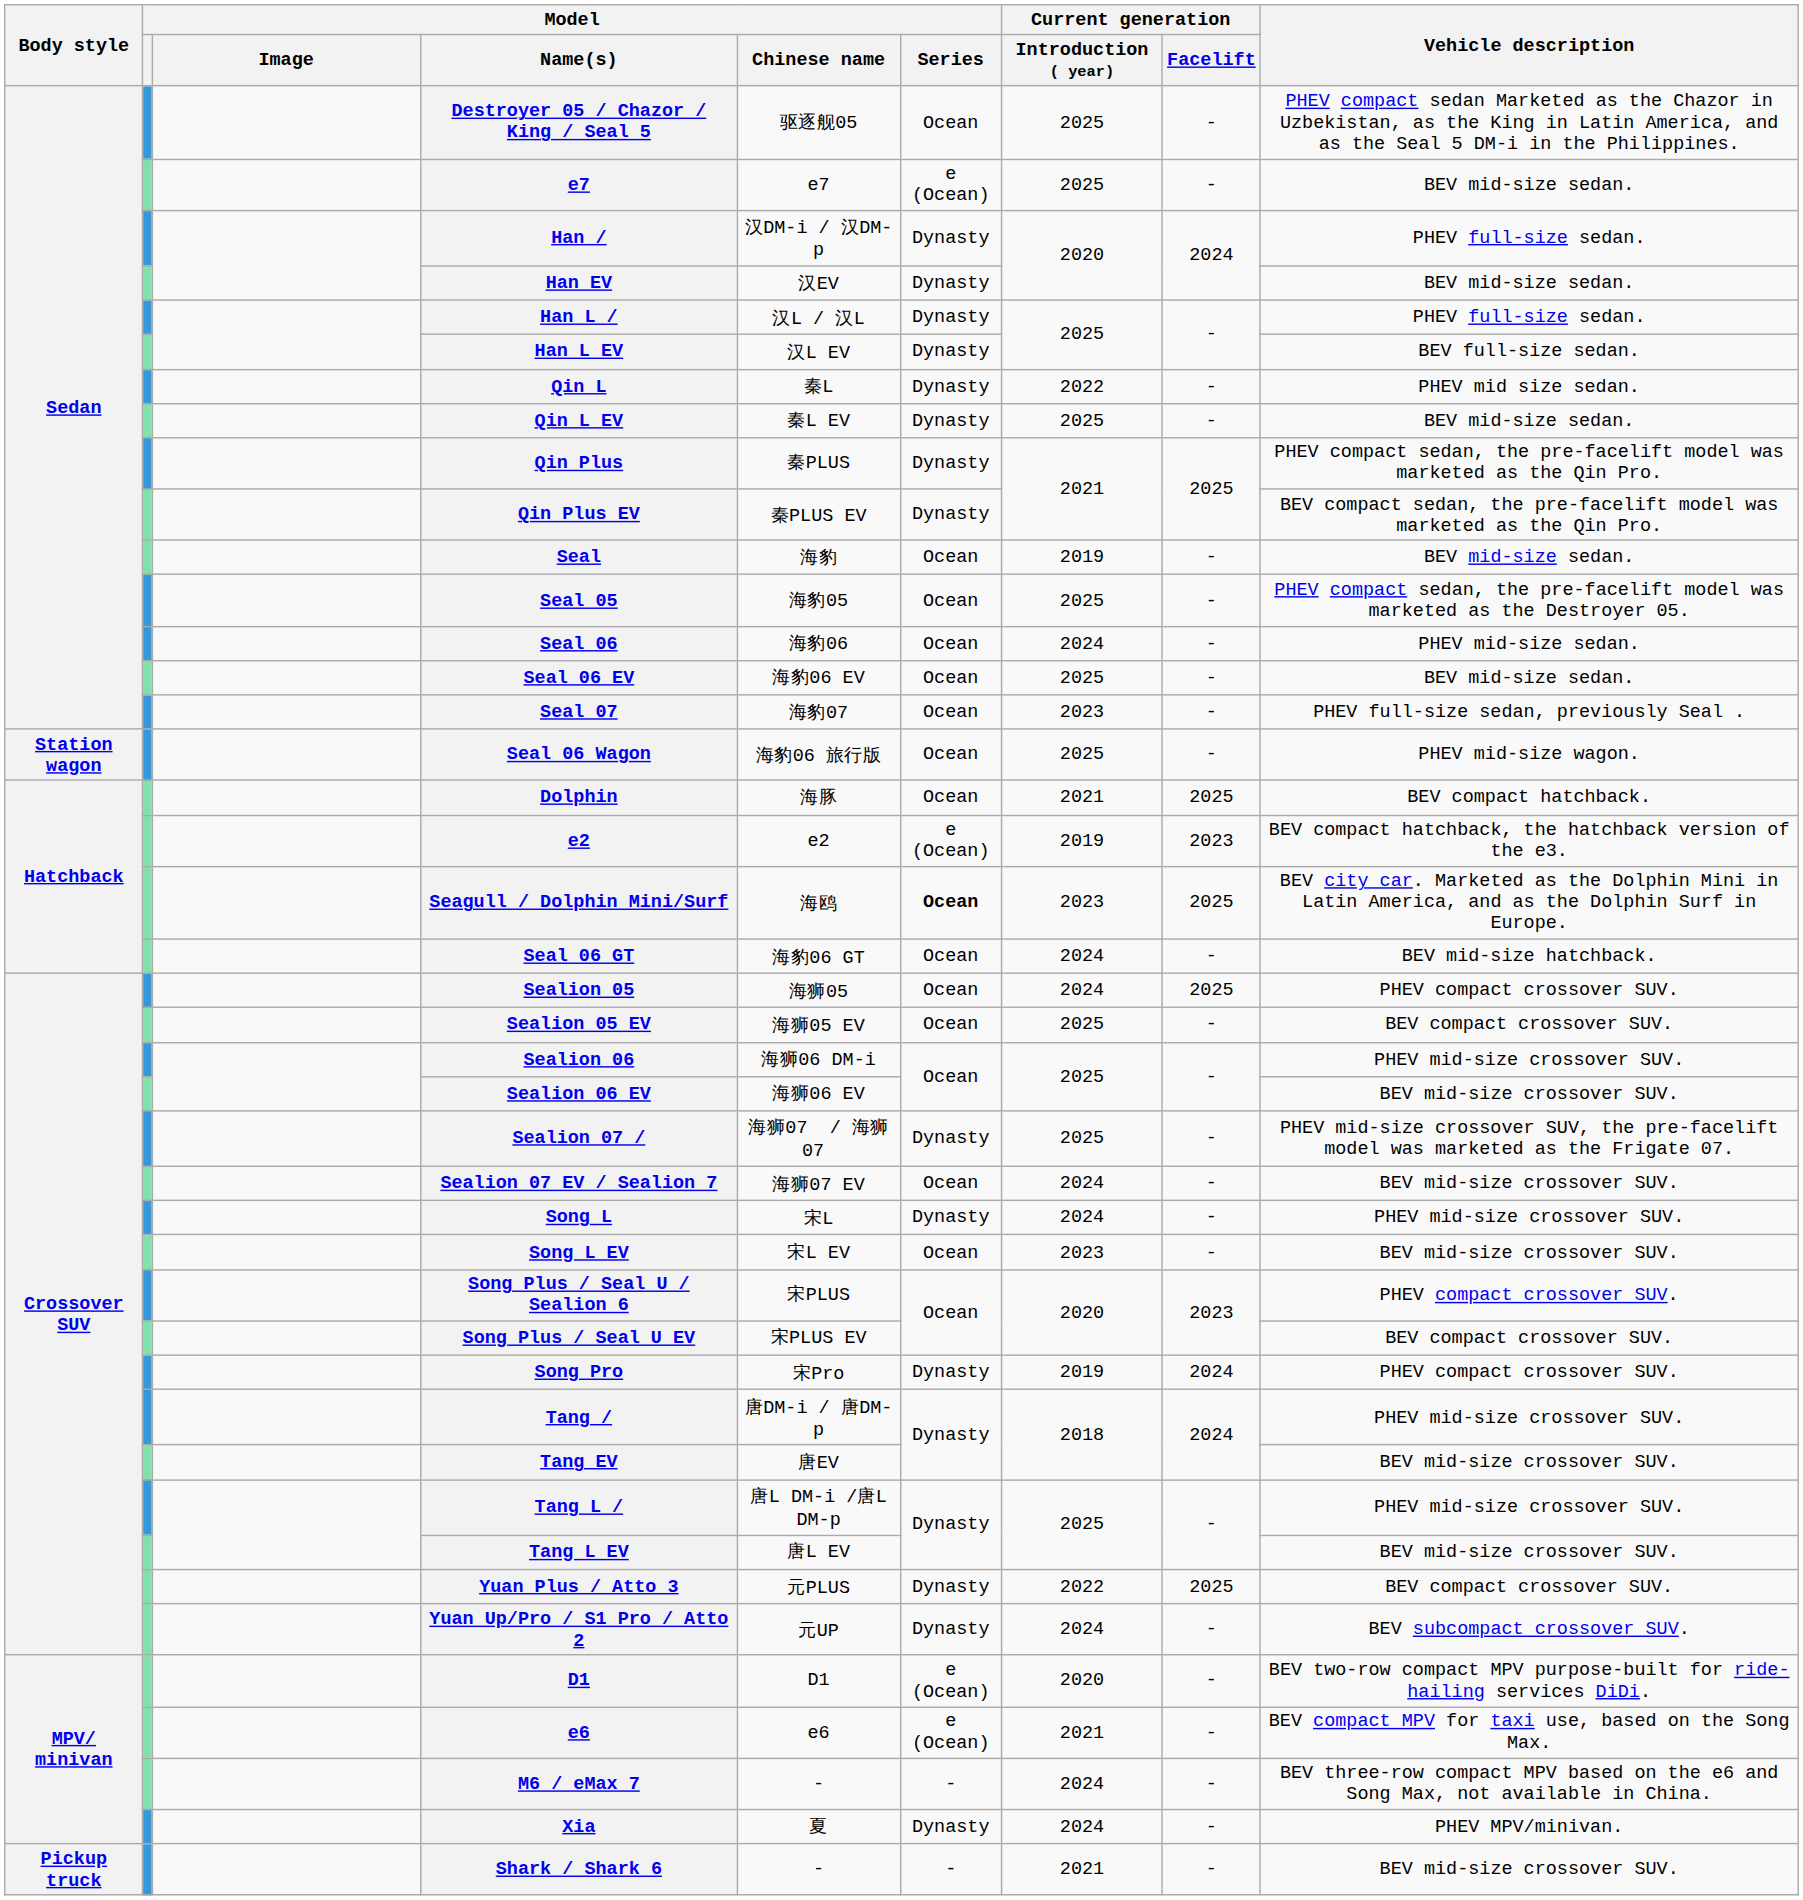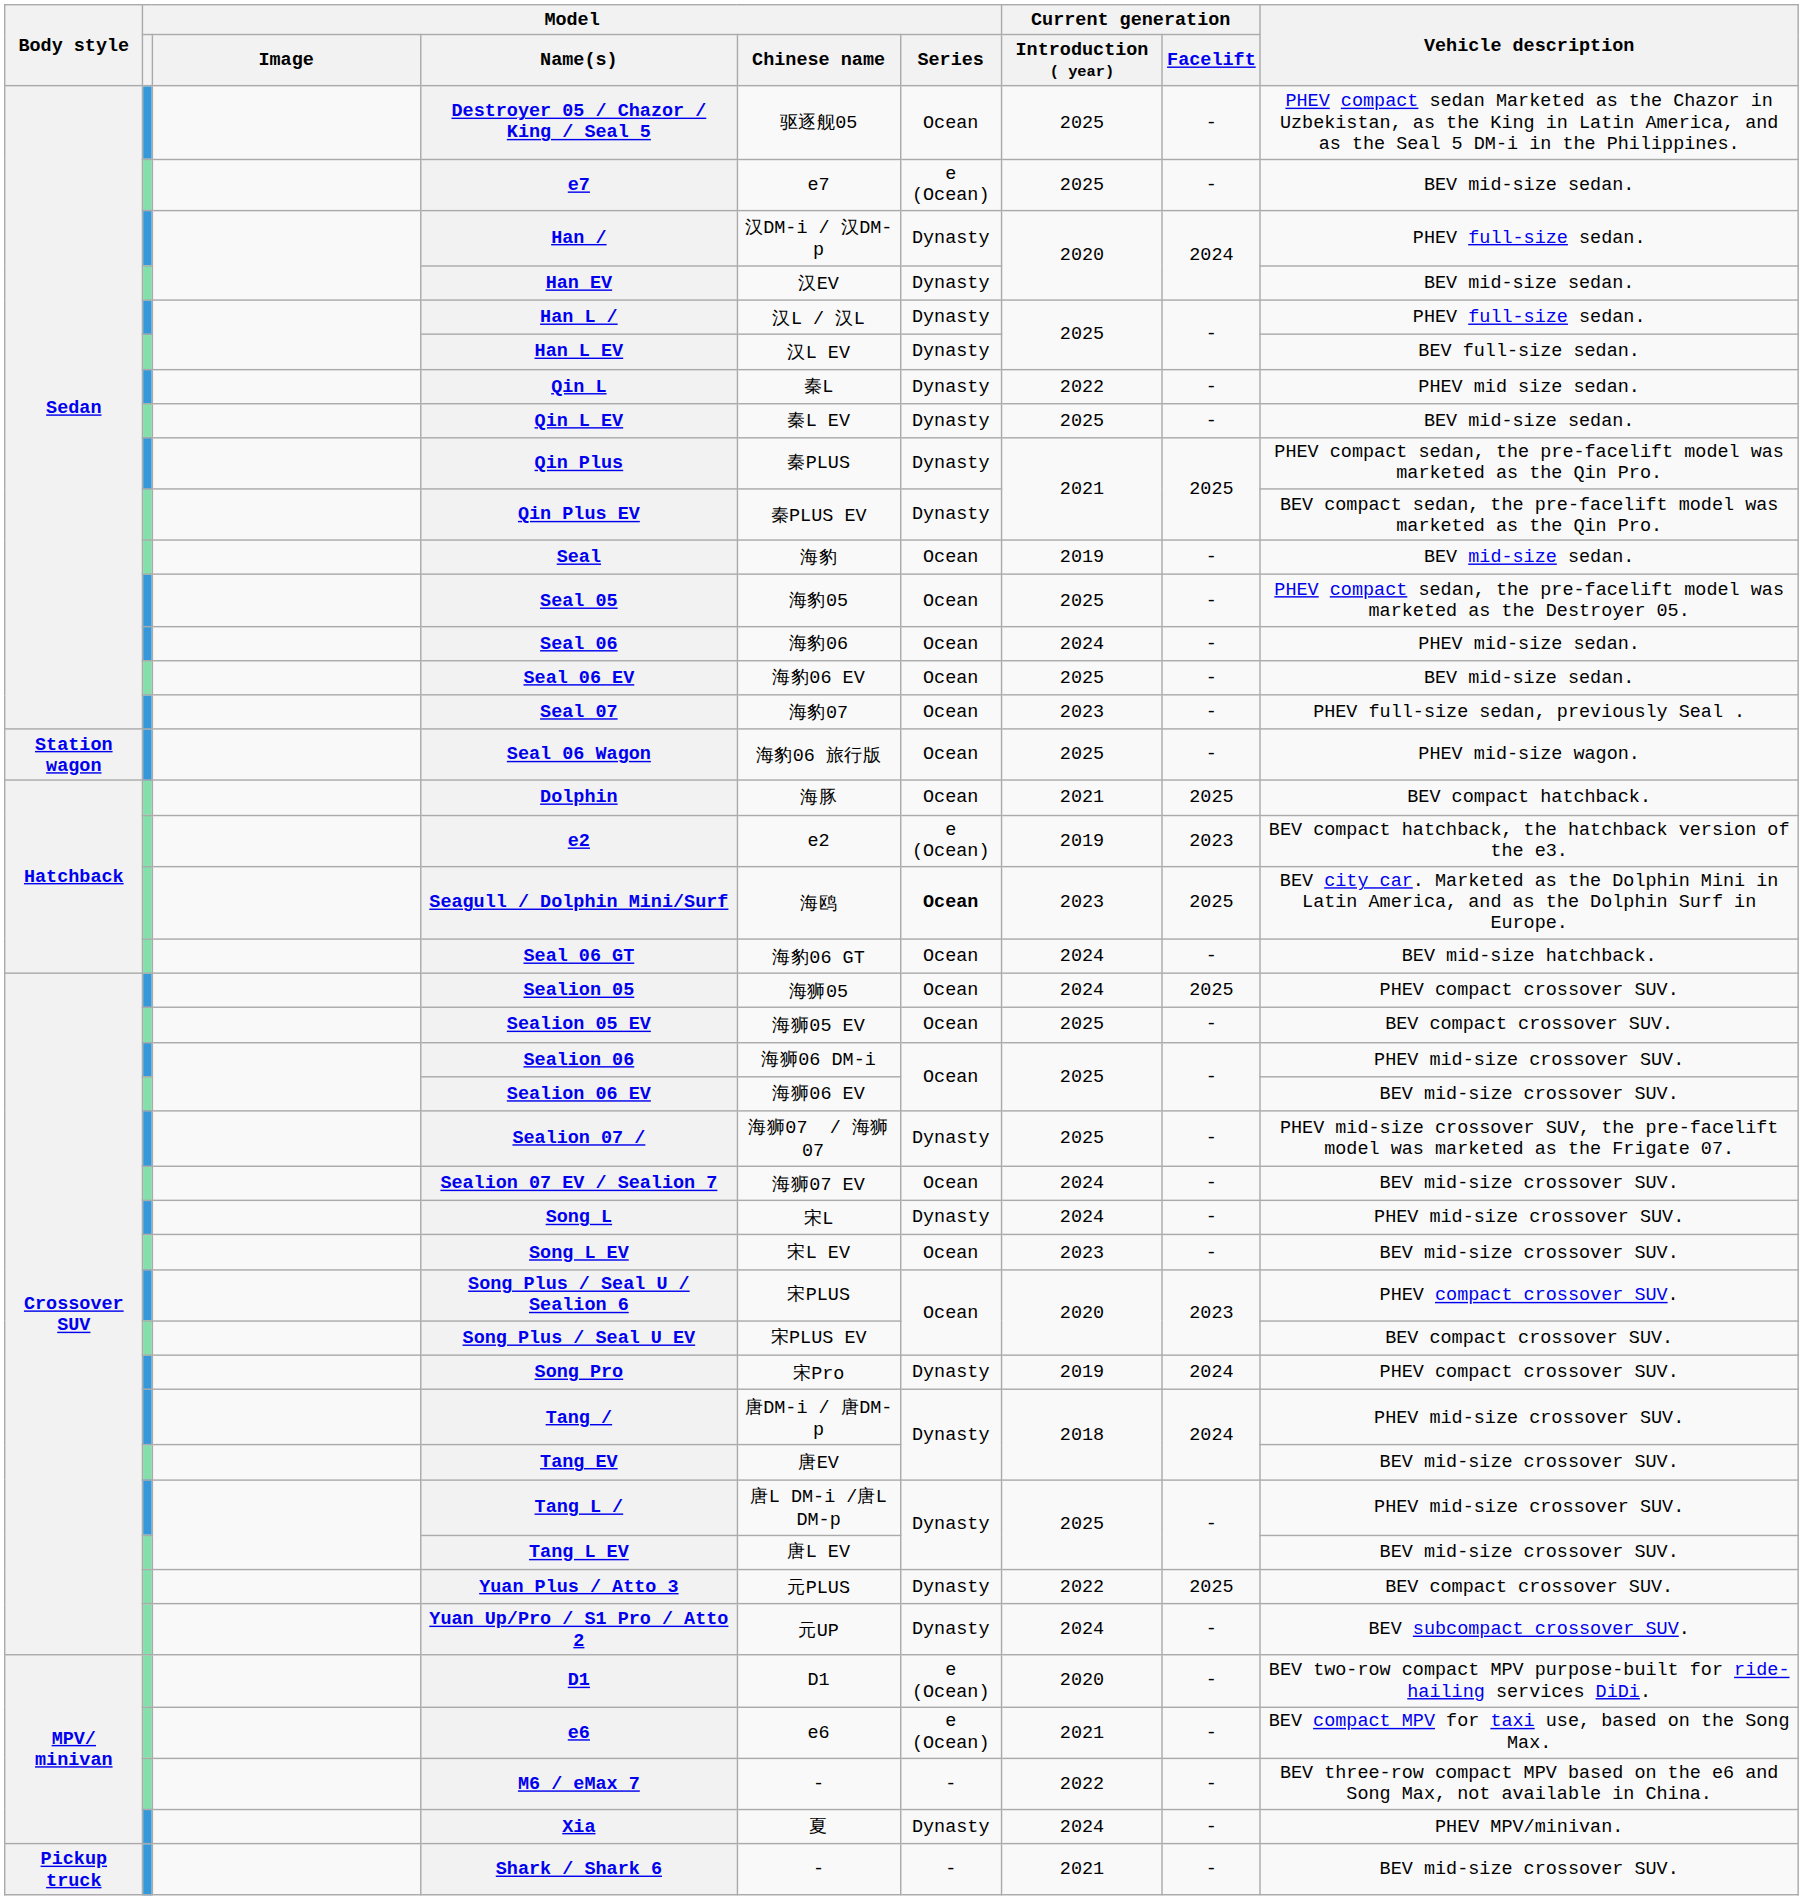(1082, 1784) 2024 -> (1082, 1784) 2022
